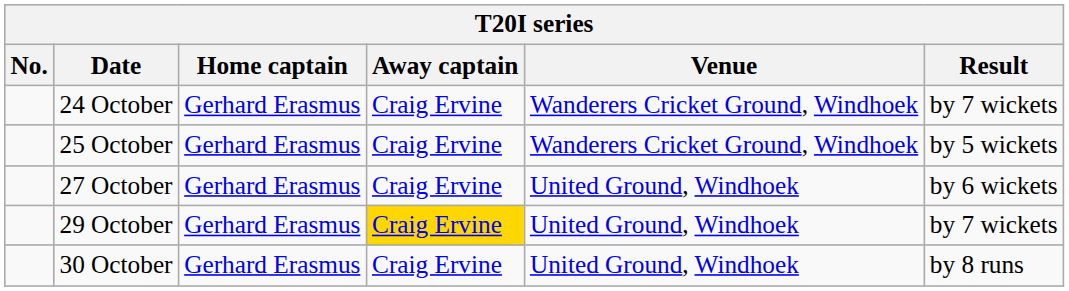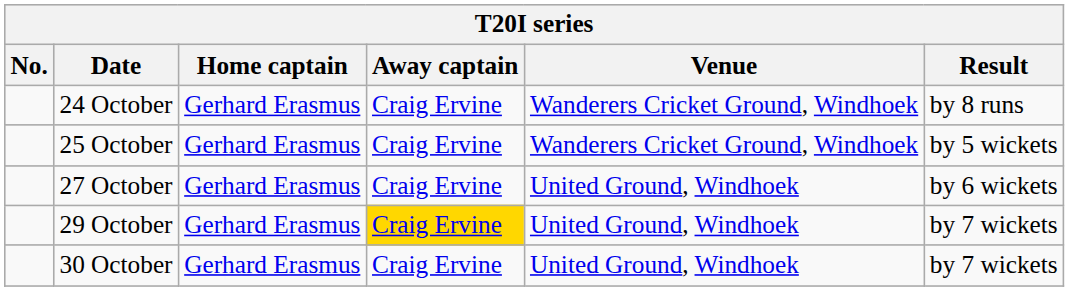(994, 104) by 7 wickets -> (977, 104) by 8 runs
(977, 265) by 8 runs -> (994, 265) by 7 wickets
